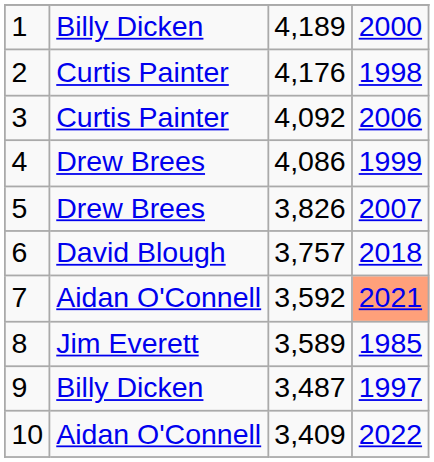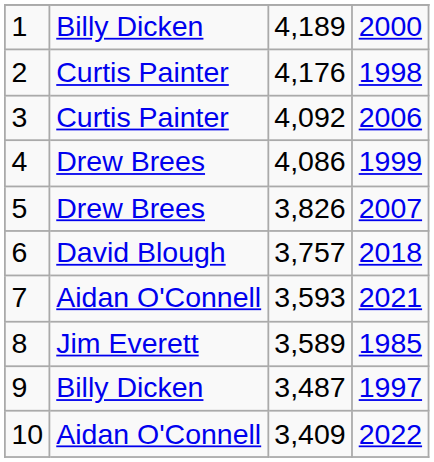(310, 298) 3,592 -> (310, 298) 3,593
(390, 298) lightsalmon background -> (390, 298) no background
